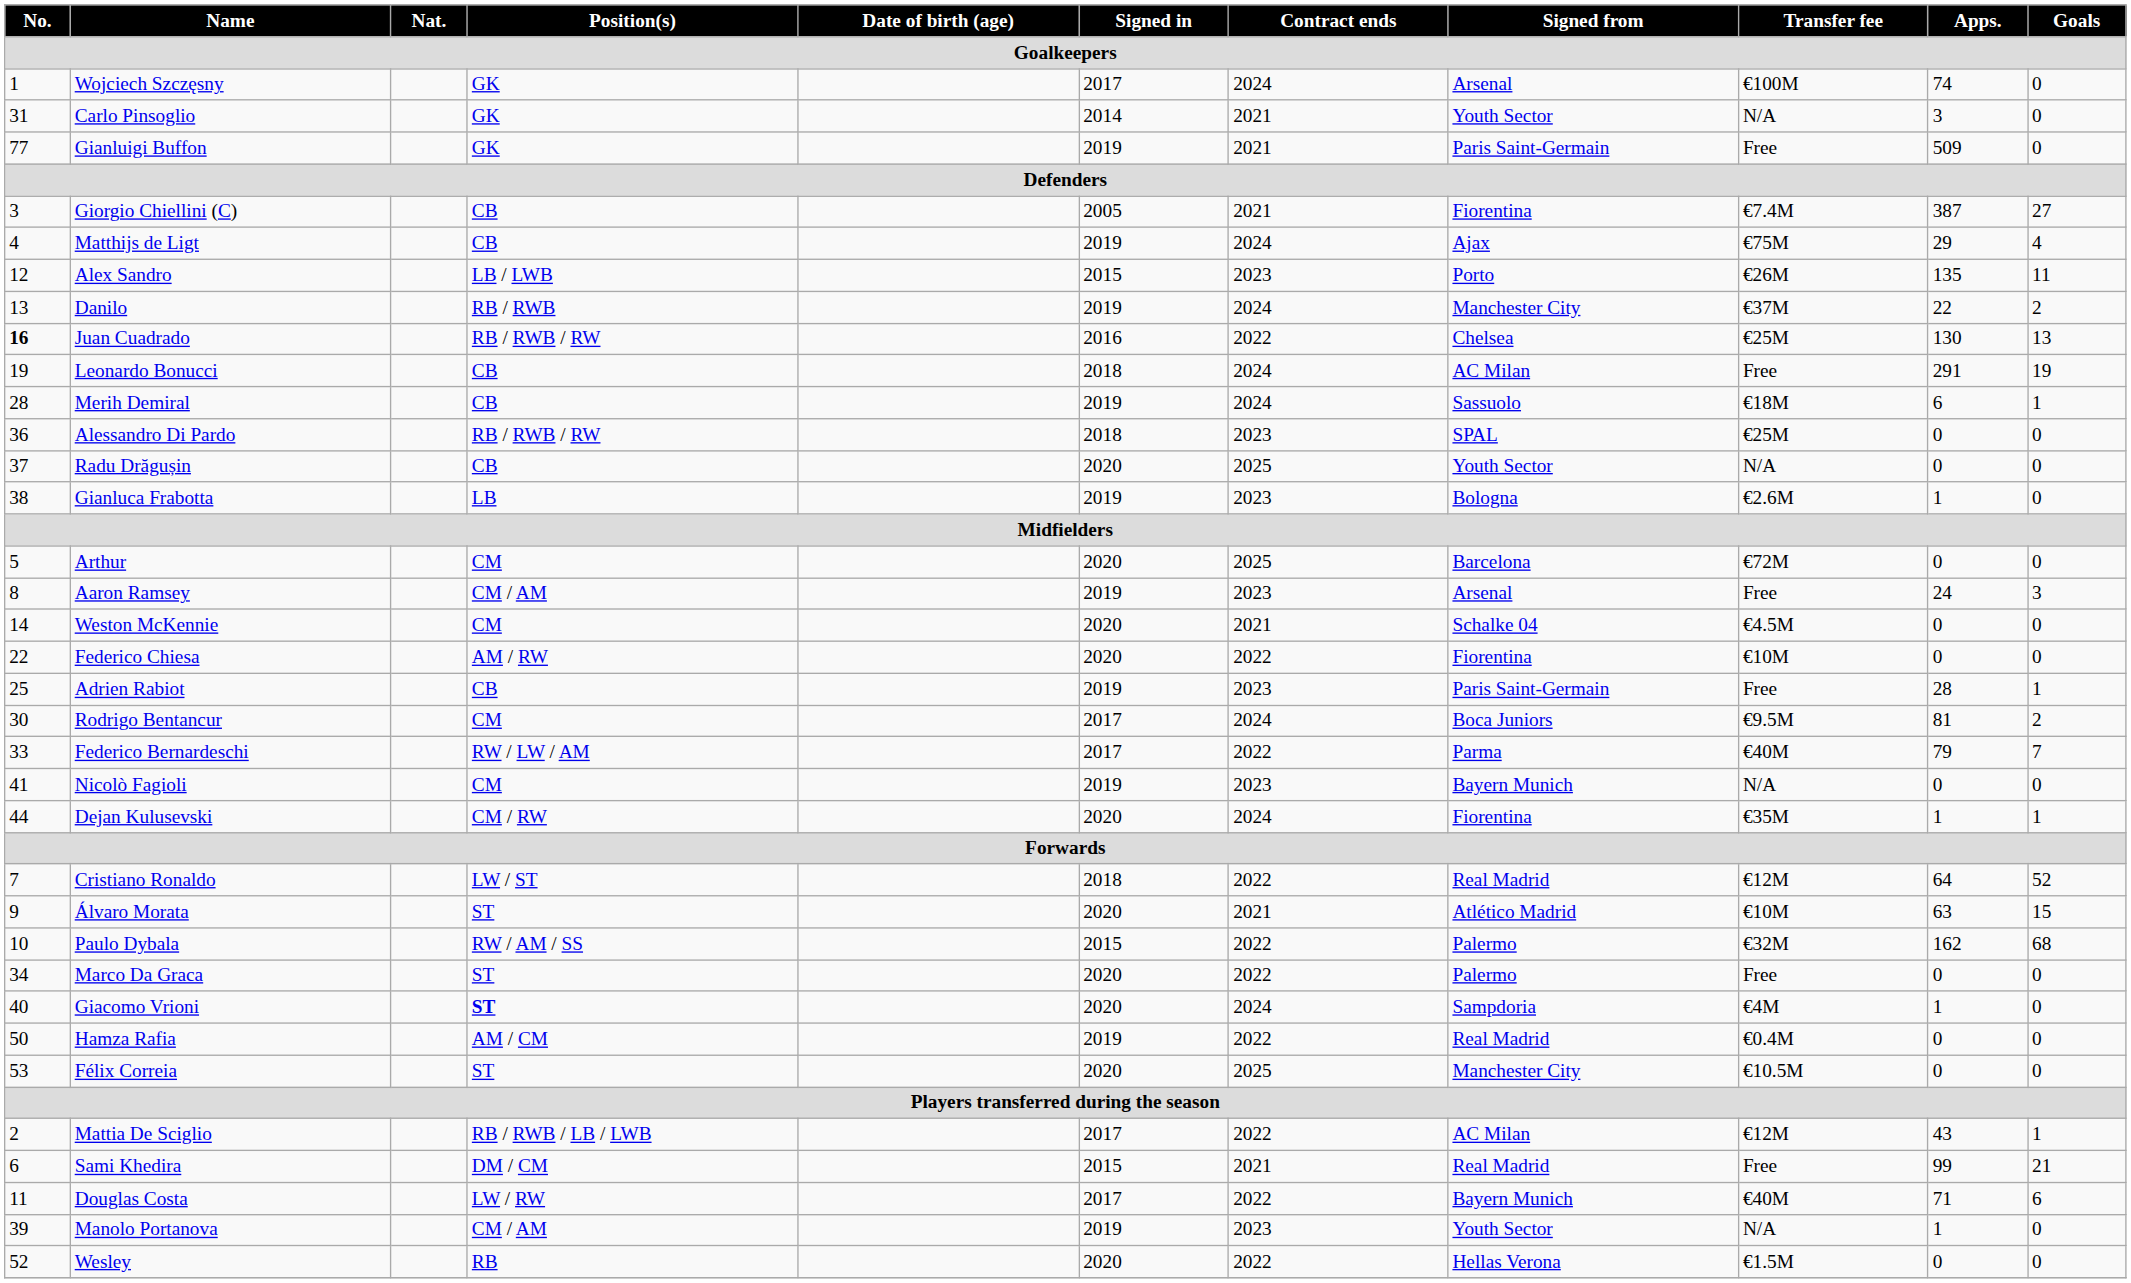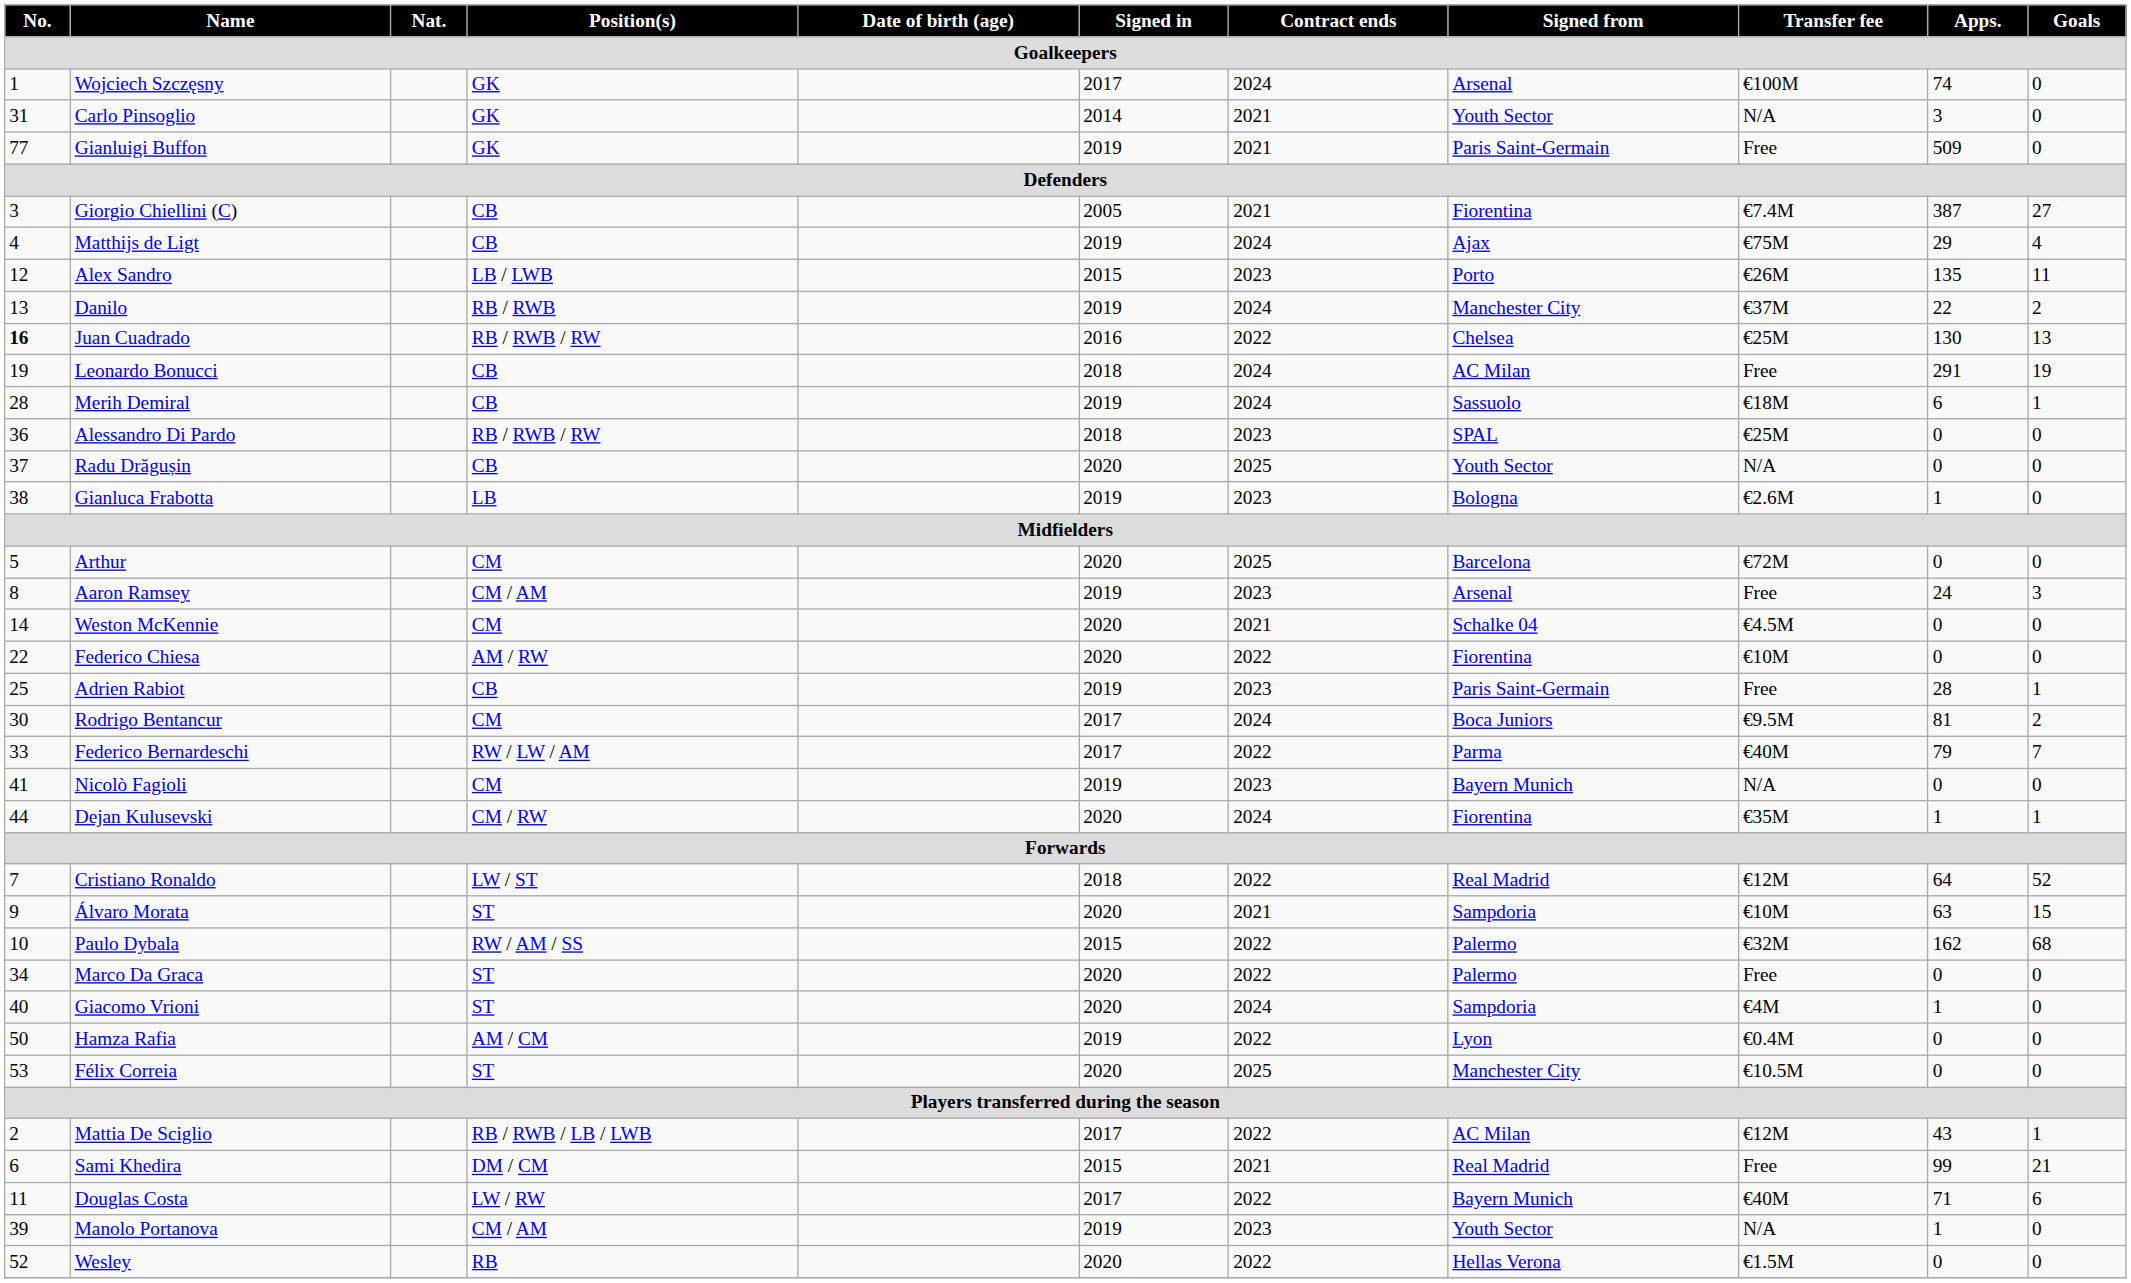(1514, 911) Atlético Madrid -> (1494, 911) Sampdoria
(484, 1007) bold -> (483, 1007) normal
(1501, 1039) Real Madrid -> (1472, 1039) Lyon
